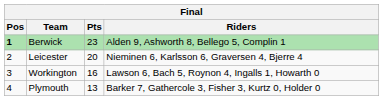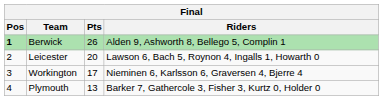(92, 42) 23 -> (92, 42) 26
(205, 57) Nieminen 6, Karlsson 6, Graversen 4, Bjerre 4 -> (213, 57) Lawson 6, Bach 5, Roynon 4, Ingalls 1, Howarth 0
(92, 73) 16 -> (92, 73) 17
(213, 73) Lawson 6, Bach 5, Roynon 4, Ingalls 1, Howarth 0 -> (205, 73) Nieminen 6, Karlsson 6, Graversen 4, Bjerre 4
